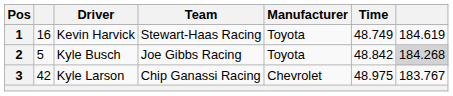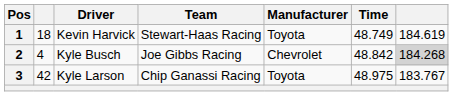(44, 35) 16 -> (44, 35) 18
(40, 55) 5 -> (40, 55) 4
(286, 55) Toyota -> (295, 55) Chevrolet
(295, 75) Chevrolet -> (286, 75) Toyota
